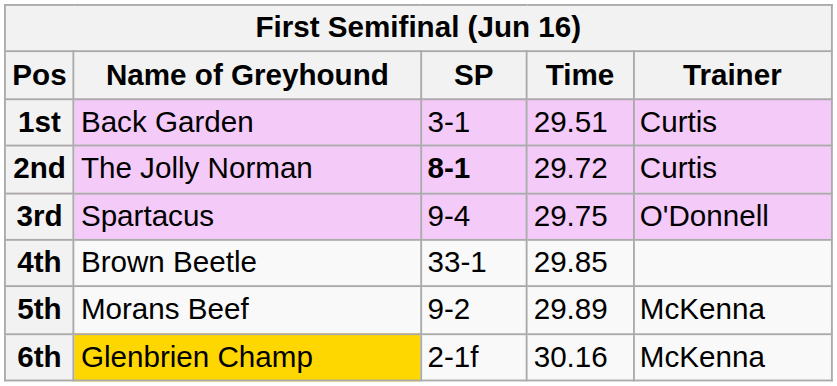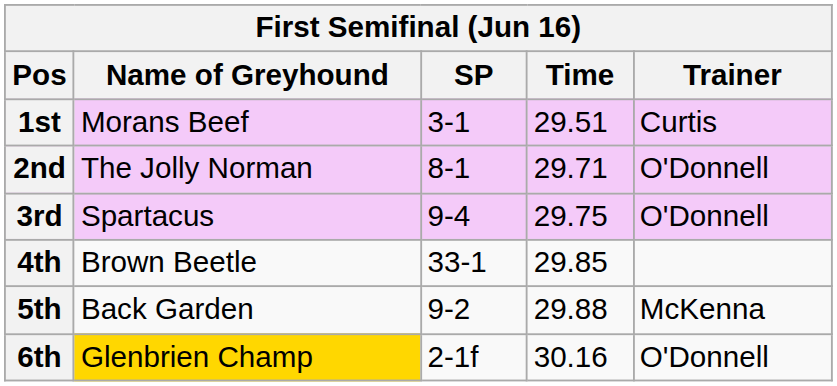(167, 121) Back Garden -> (165, 121) Morans Beef
(449, 168) bold -> (449, 168) normal
(571, 168) 29.72 -> (571, 168) 29.71
(678, 168) Curtis -> (704, 168) O'Donnell
(165, 309) Morans Beef -> (167, 309) Back Garden
(571, 309) 29.89 -> (571, 309) 29.88
(702, 356) McKenna -> (704, 356) O'Donnell
